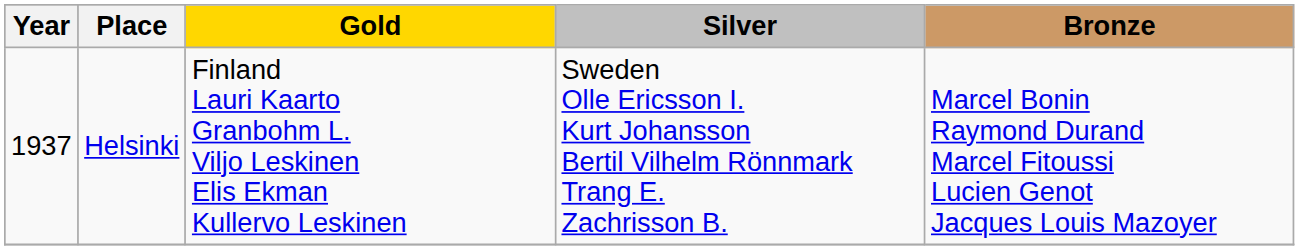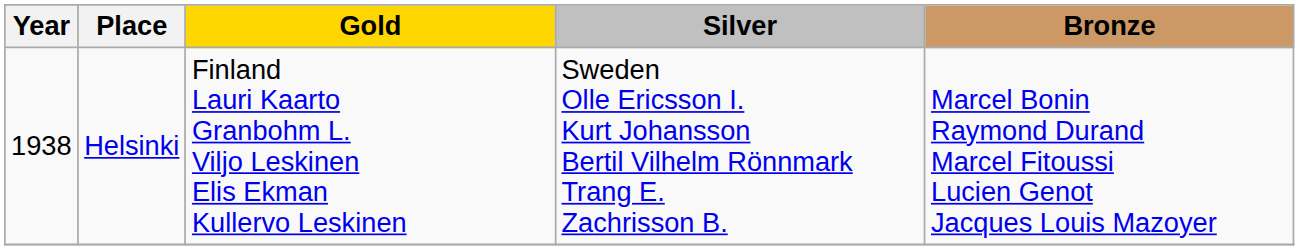(41, 145) 1937 -> (41, 145) 1938
